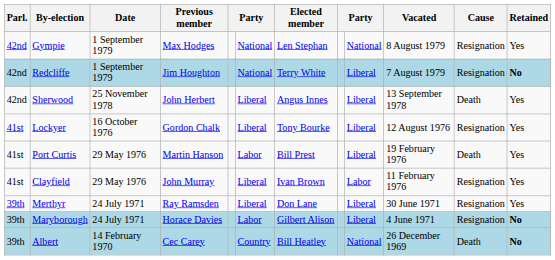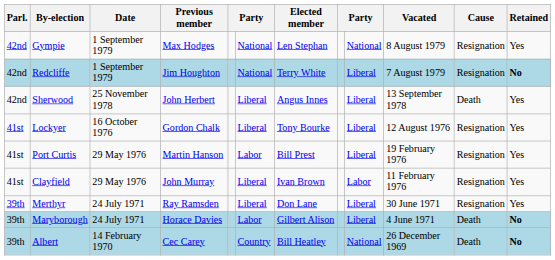(469, 154) Death -> (481, 154) Resignation
(481, 219) Resignation -> (469, 219) Death
